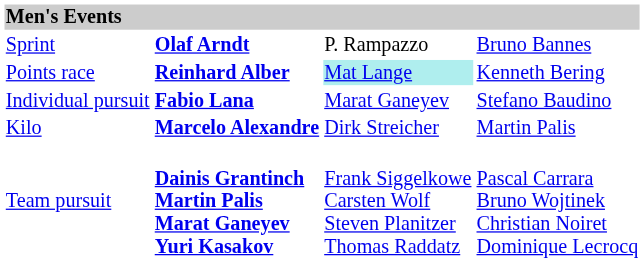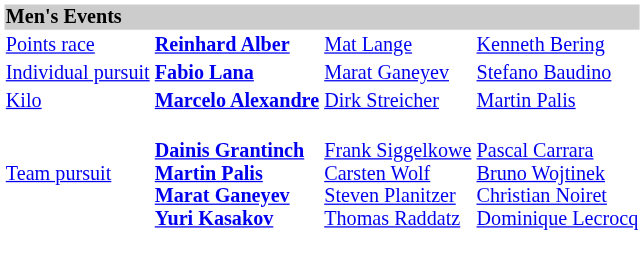- row: (30, 44)
(368, 72) paleturquoise background -> (368, 44) no background
